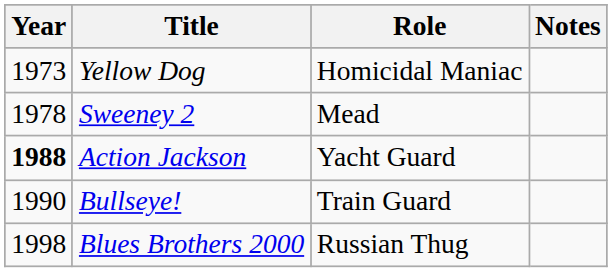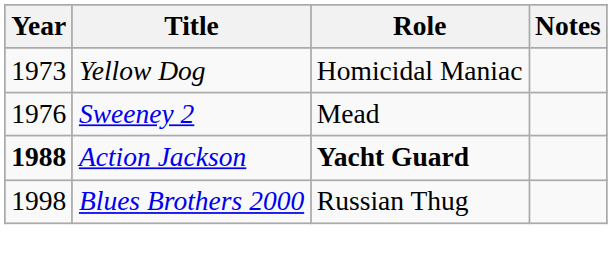(39, 113) 1978 -> (39, 113) 1976
(386, 157) normal -> (393, 157) bold
- row: (130, 200)
